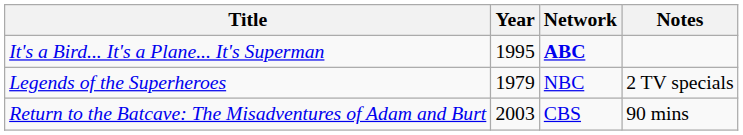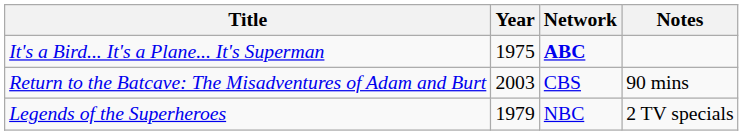(515, 51) 1995 -> (515, 51) 1975
rows swapped: (118, 82) <-> (248, 113)
